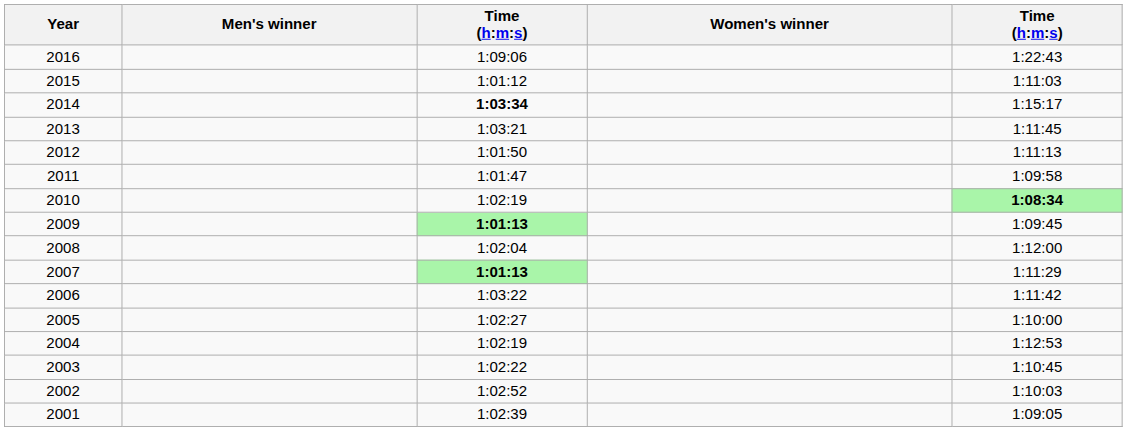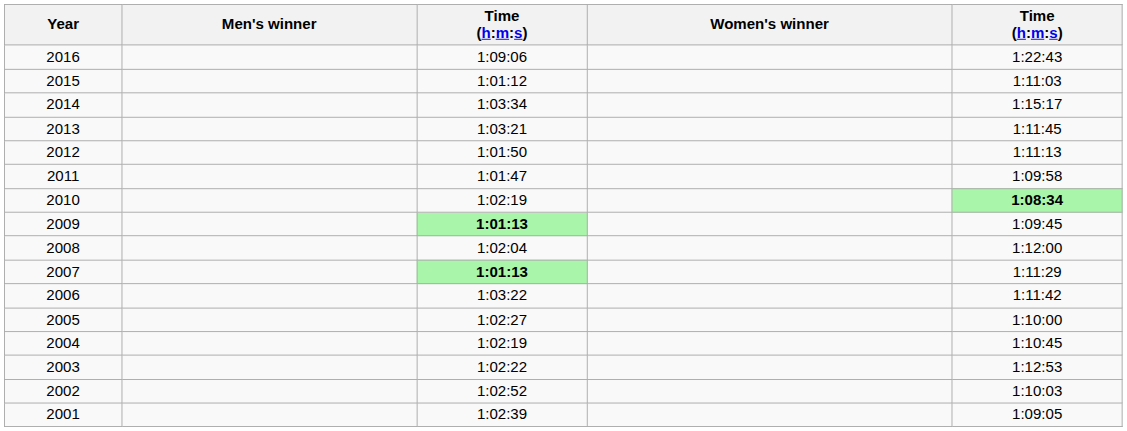(502, 104) bold -> (502, 104) normal
(1037, 343) 1:12:53 -> (1037, 343) 1:10:45
(1037, 367) 1:10:45 -> (1037, 367) 1:12:53
